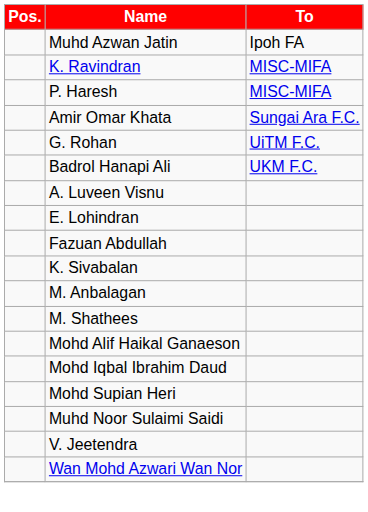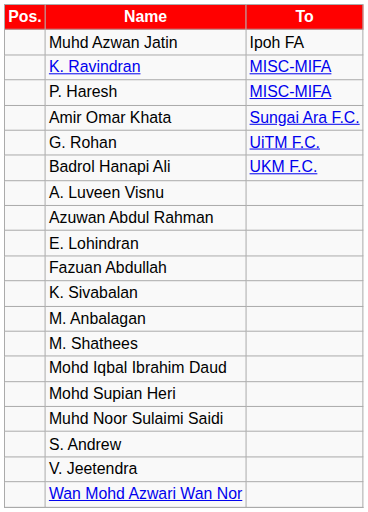+ row: (131, 218)
- row: (144, 343)
+ row: (85, 444)
